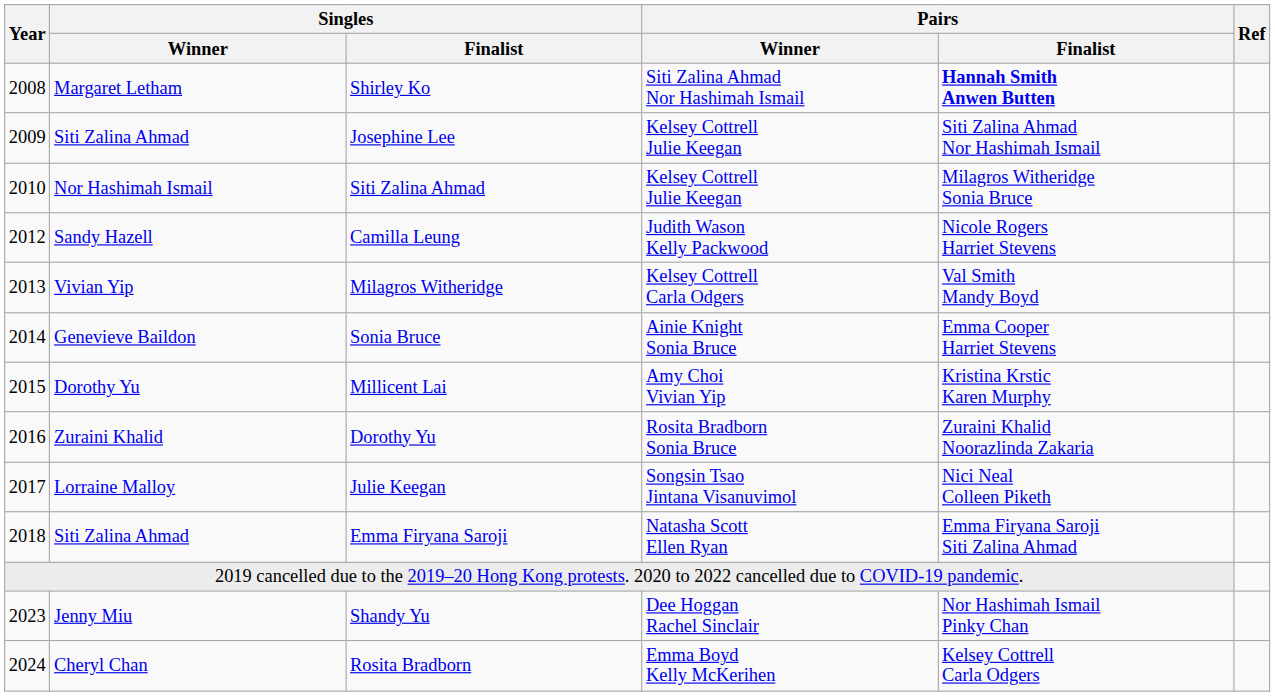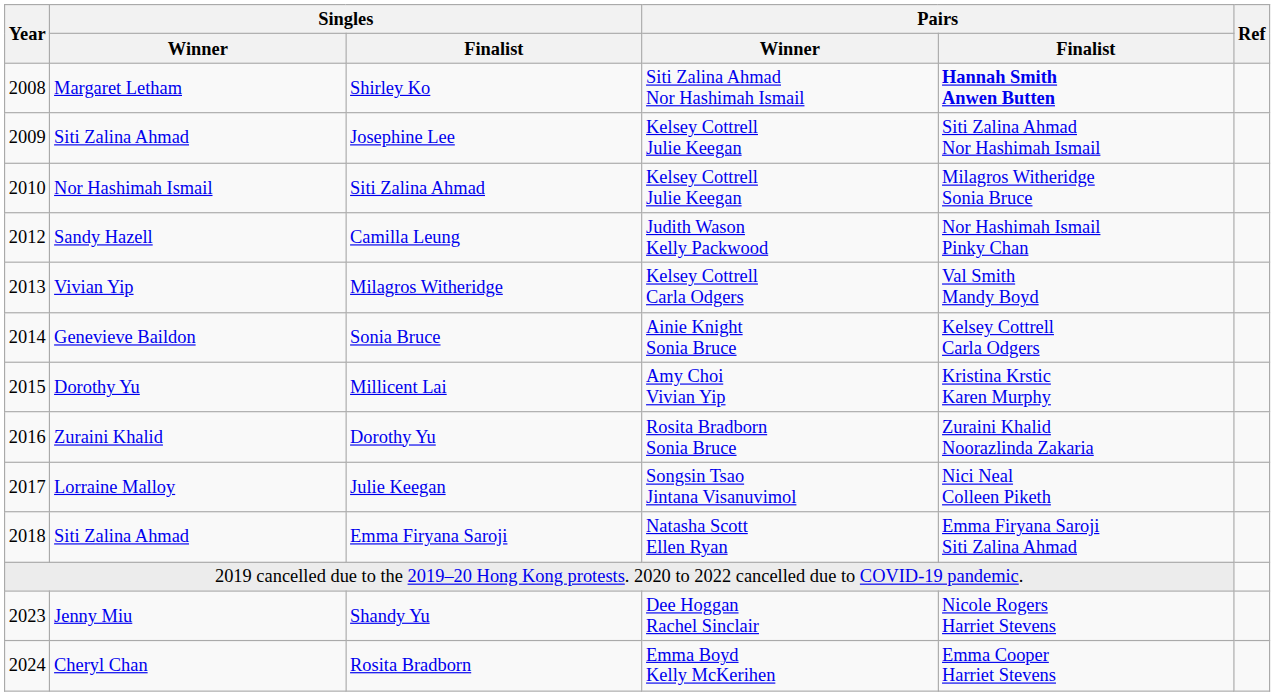(999, 237) Nicole Rogers Harriet Stevens -> (1021, 237) Nor Hashimah Ismail Pinky Chan
(999, 337) Emma Cooper Harriet Stevens -> (998, 337) Kelsey Cottrell Carla Odgers
(1021, 615) Nor Hashimah Ismail Pinky Chan -> (999, 615) Nicole Rogers Harriet Stevens
(998, 665) Kelsey Cottrell Carla Odgers -> (999, 665) Emma Cooper Harriet Stevens
